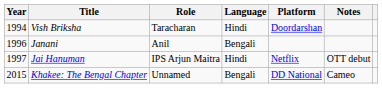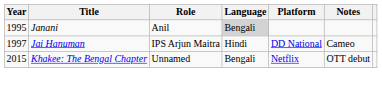- row: (56, 28)
(17, 43) 1996 -> (17, 28) 1995
(240, 43) no background -> (240, 28) lightgrey background
(285, 59) Netflix -> (296, 43) DD National
(349, 59) OTT debut -> (341, 43) Cameo
(296, 75) DD National -> (285, 59) Netflix
(341, 75) Cameo -> (348, 59) OTT debut
